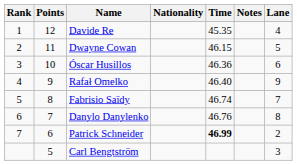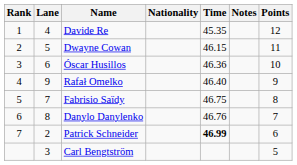columns swapped: (278, 13) <-> (50, 13)
(220, 99) 46.74 -> (215, 99) 46.75
